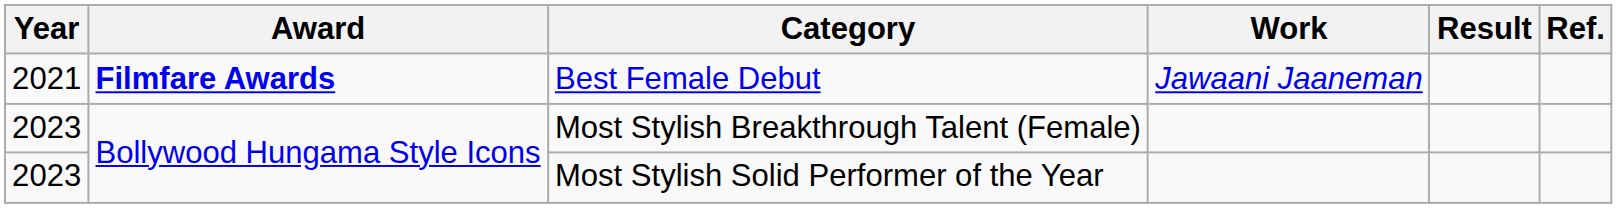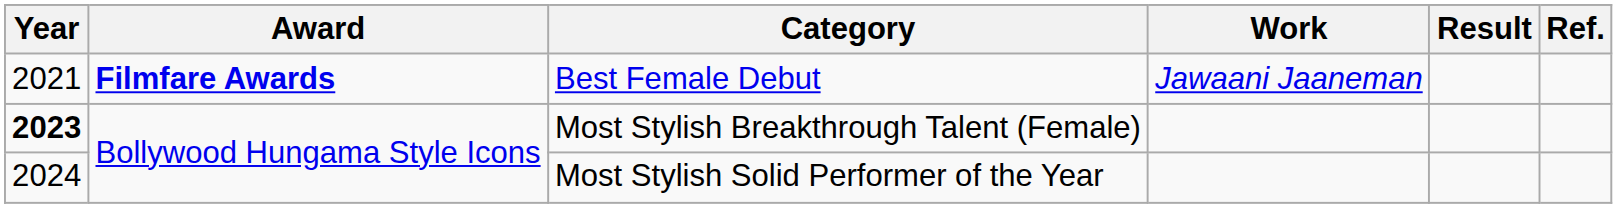(47, 127) normal -> (47, 127) bold
(47, 176) 2023 -> (47, 176) 2024
